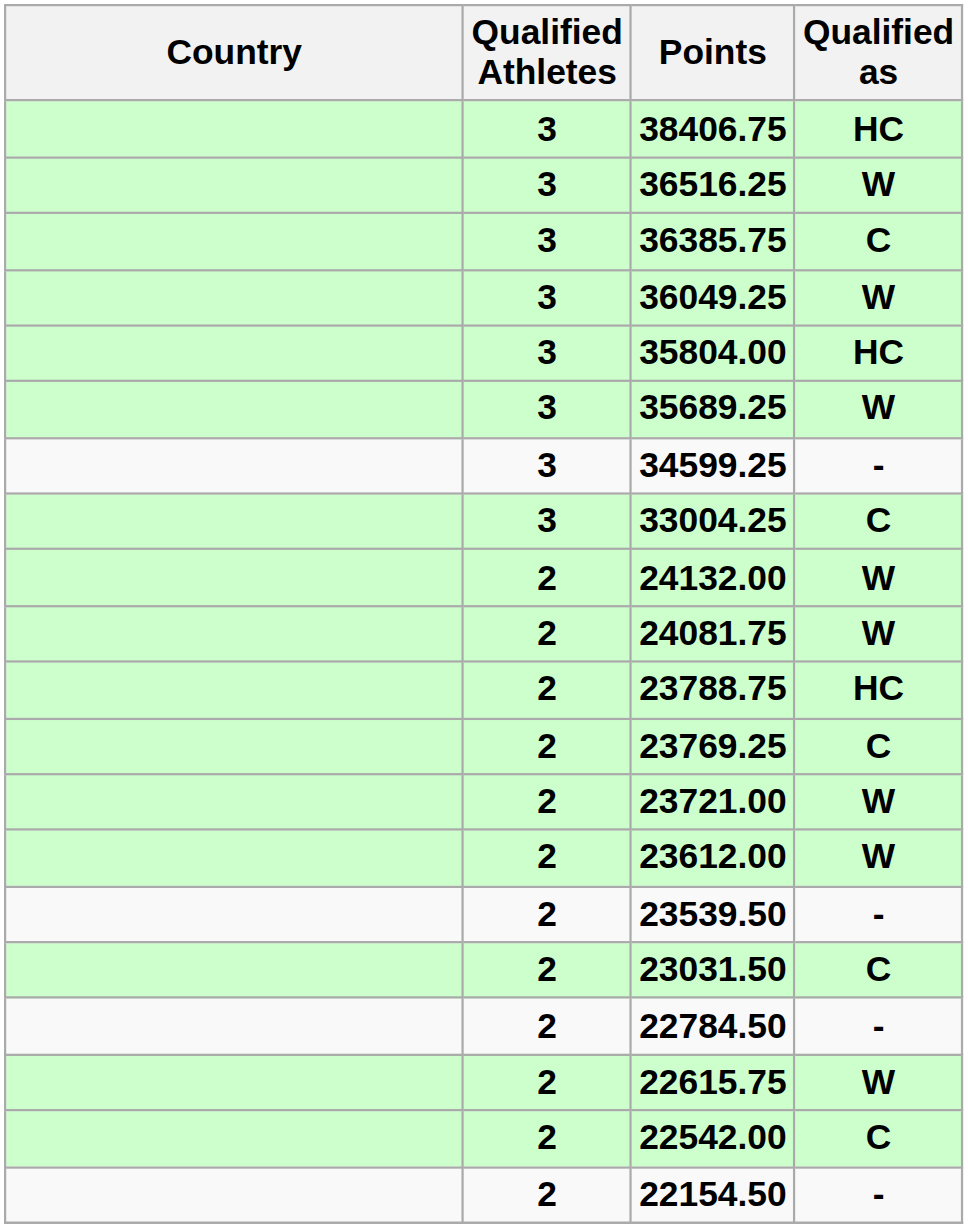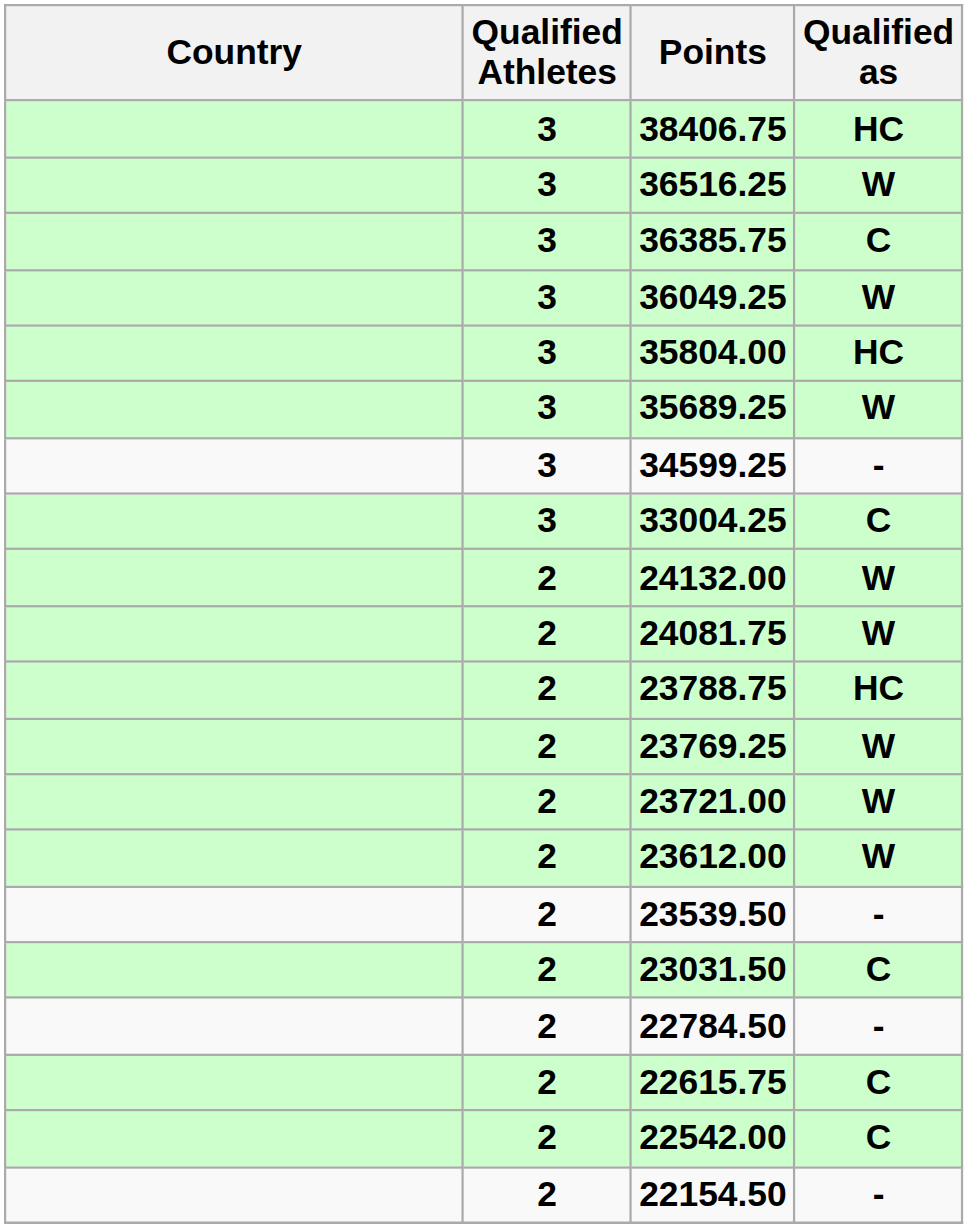(879, 745) C -> (879, 745) W
(879, 1081) W -> (879, 1081) C
